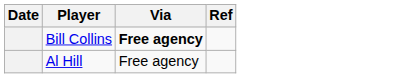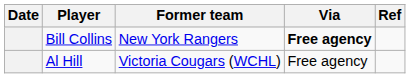+ column: (200, 15)
